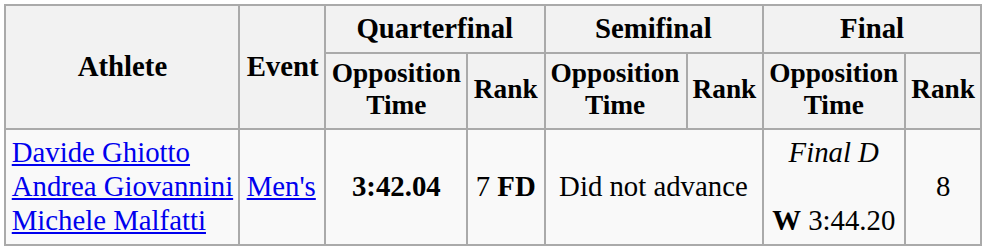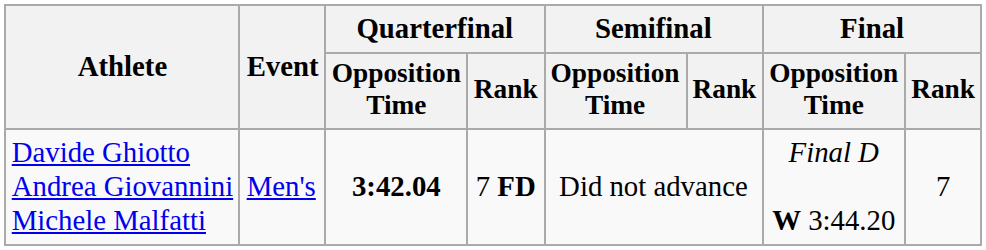(943, 187) 8 -> (943, 187) 7
